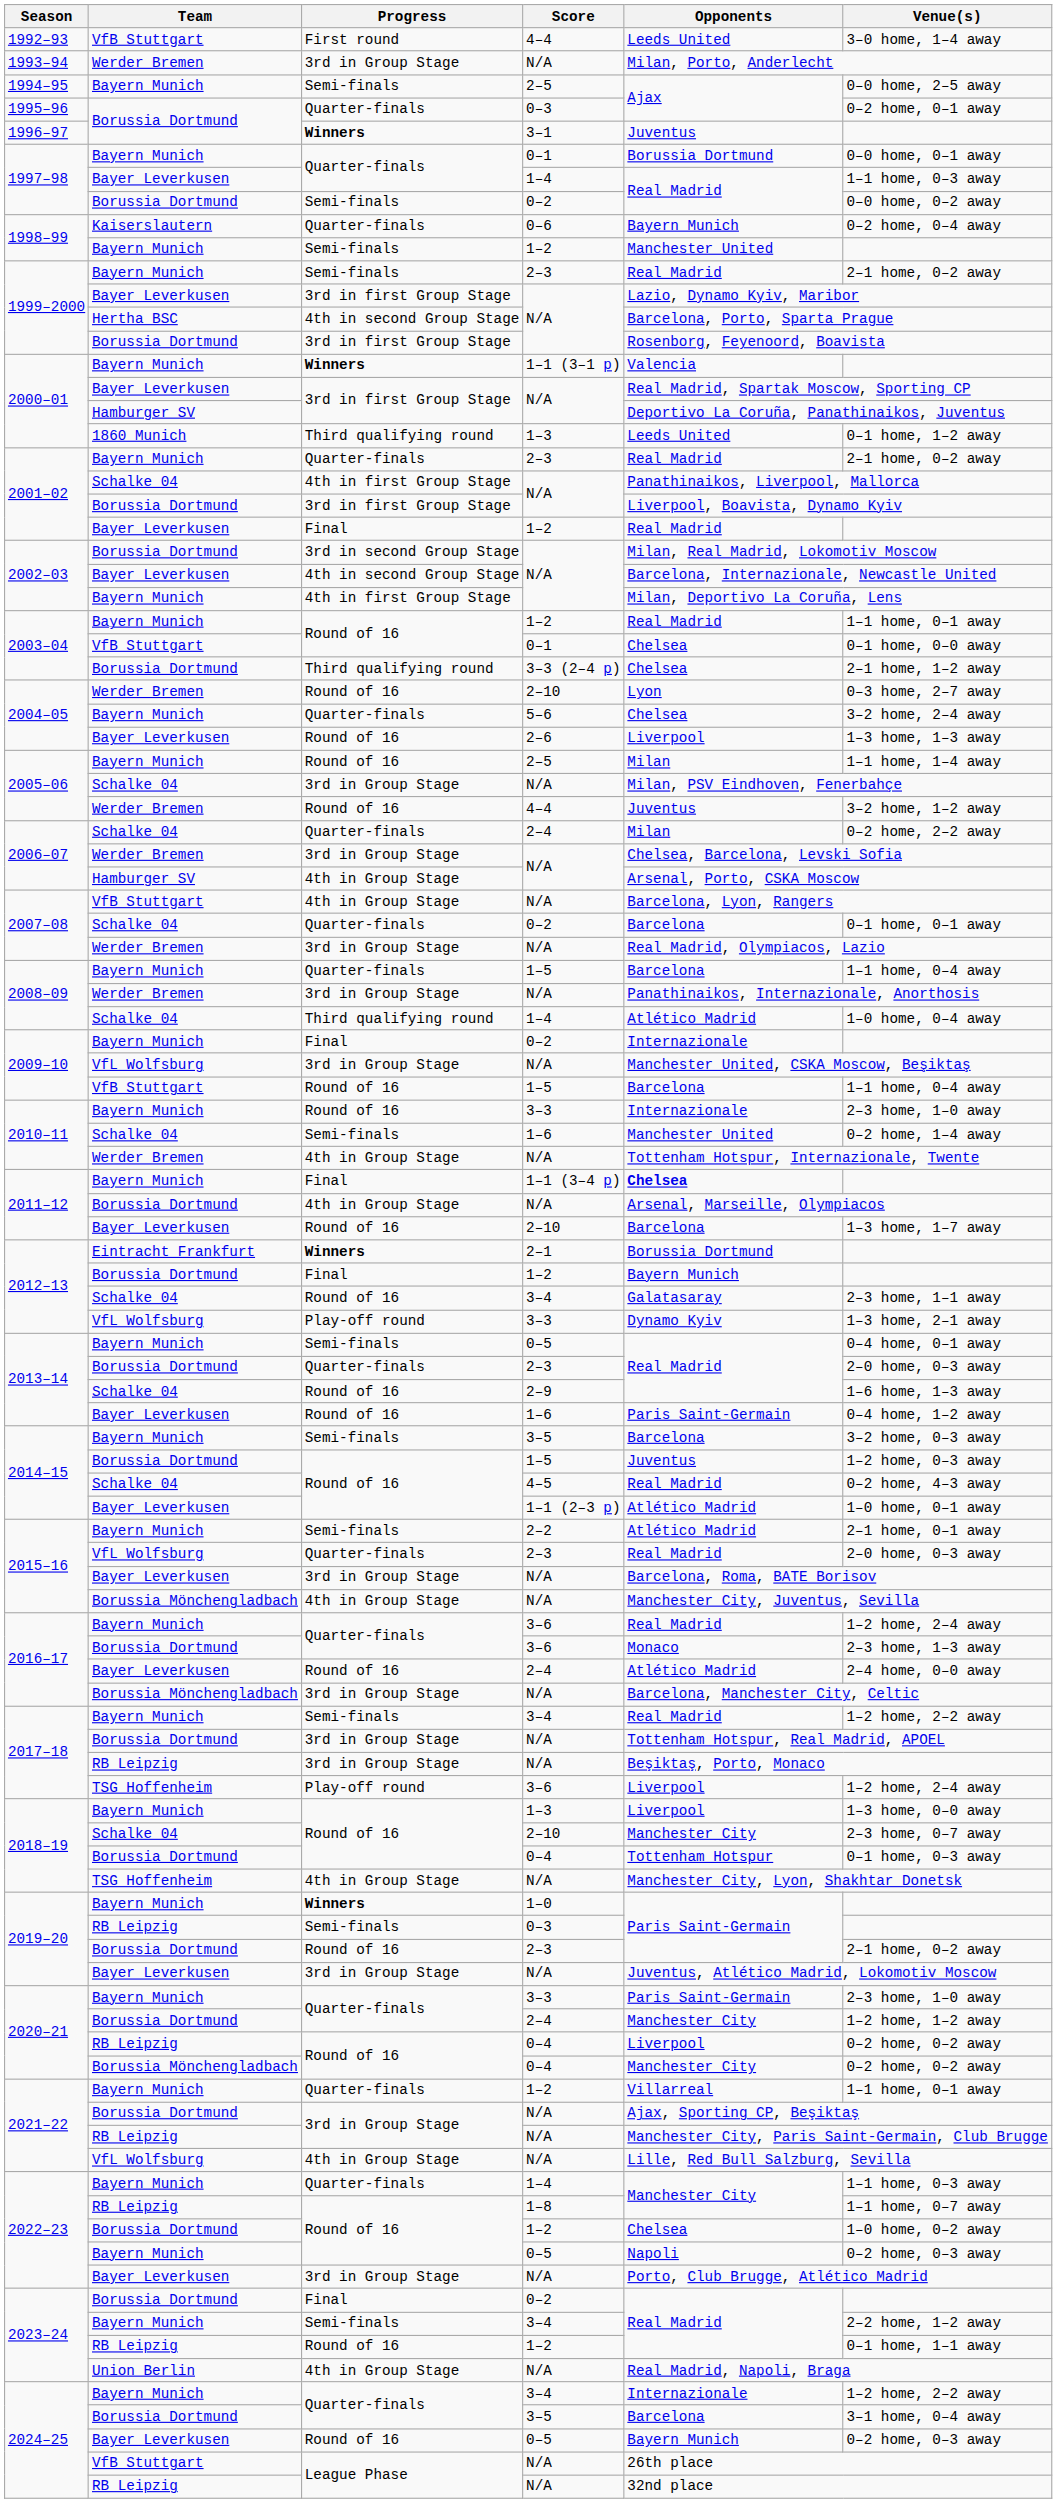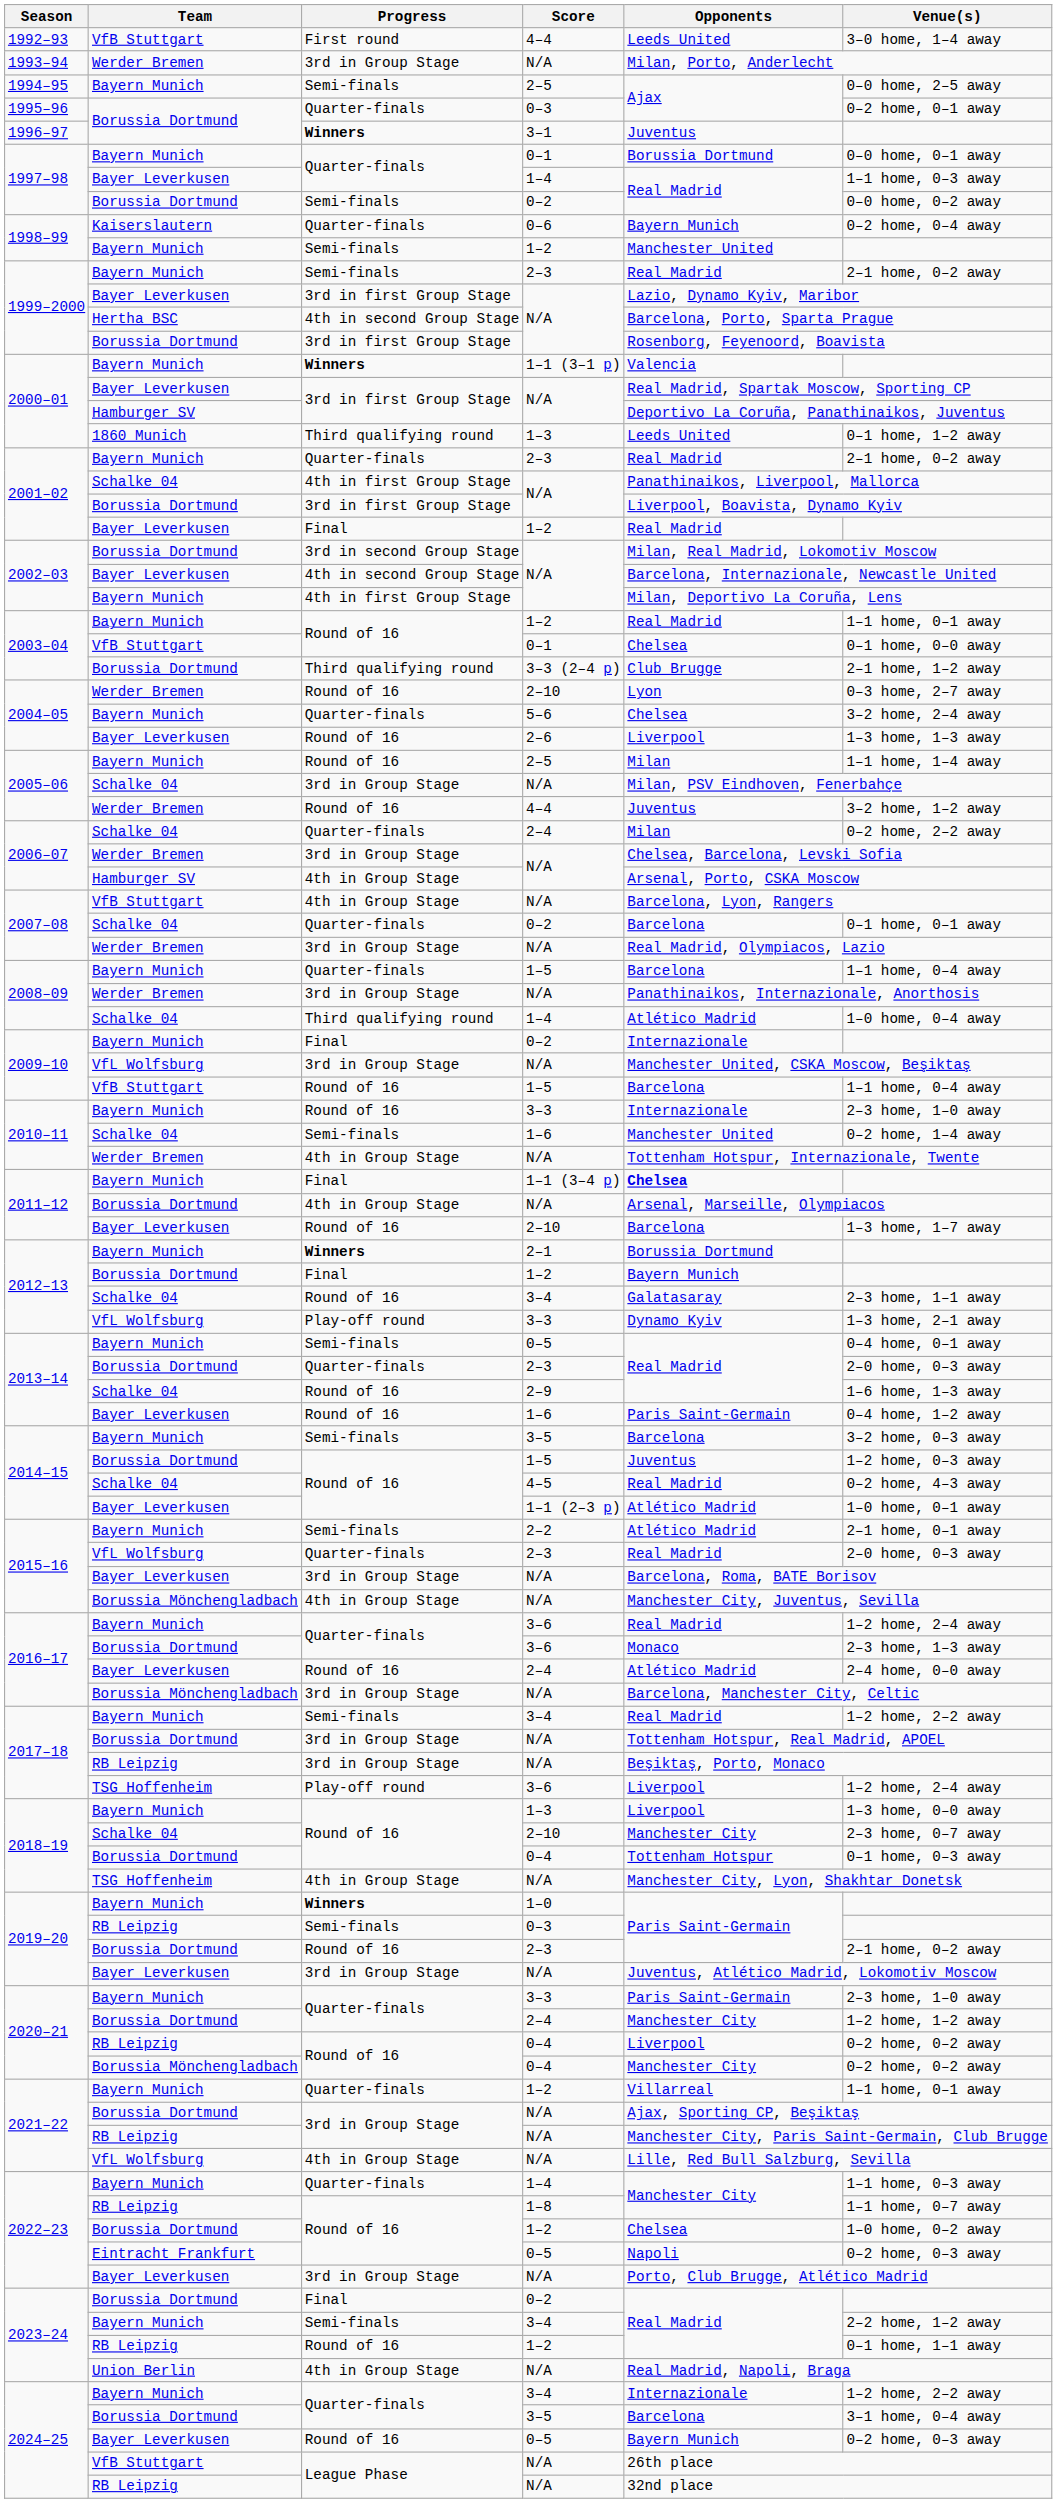(657, 669) Chelsea -> (675, 669) Club Brugge
(174, 1251) Eintracht Frankfurt -> (148, 1251) Bayern Munich
(148, 2254) Bayern Munich -> (174, 2254) Eintracht Frankfurt
